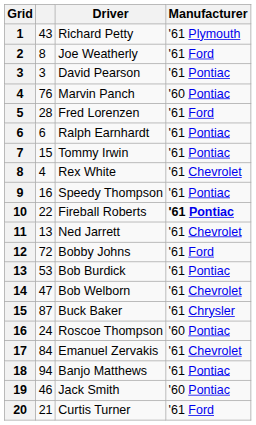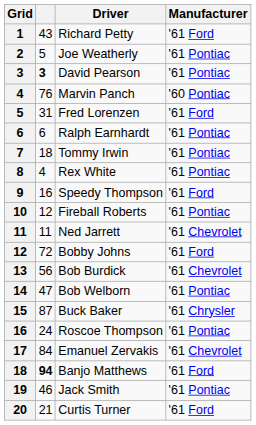(204, 34) '61 Plymouth -> (191, 34) '61 Ford
(42, 53) 8 -> (42, 53) 5
(191, 53) '61 Ford -> (199, 53) '61 Pontiac
(42, 73) normal -> (42, 73) bold
(46, 113) 28 -> (46, 113) 31
(46, 152) 15 -> (46, 152) 18
(205, 172) '61 Chevrolet -> (199, 172) '61 Pontiac
(199, 192) '61 Pontiac -> (191, 192) '61 Ford
(46, 212) 22 -> (46, 212) 12
(201, 212) bold -> (199, 212) normal
(46, 232) 13 -> (45, 232) 11
(46, 271) 53 -> (46, 271) 56
(199, 271) '61 Pontiac -> (205, 271) '61 Chevrolet
(205, 291) '61 Chevrolet -> (199, 291) '61 Pontiac
(199, 331) '60 Pontiac -> (199, 331) '61 Pontiac
(46, 370) normal -> (46, 370) bold
(199, 370) '61 Pontiac -> (191, 370) '61 Ford
(199, 390) '60 Pontiac -> (199, 390) '61 Pontiac
